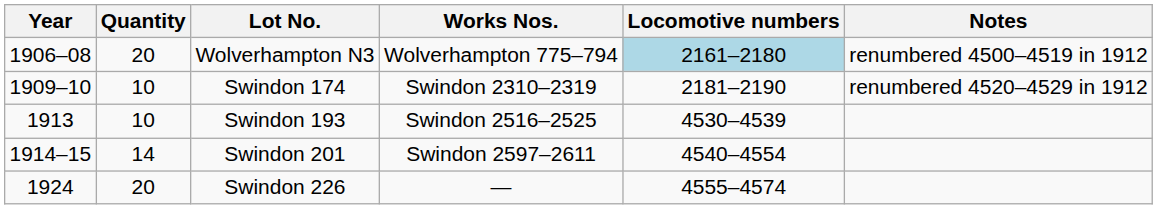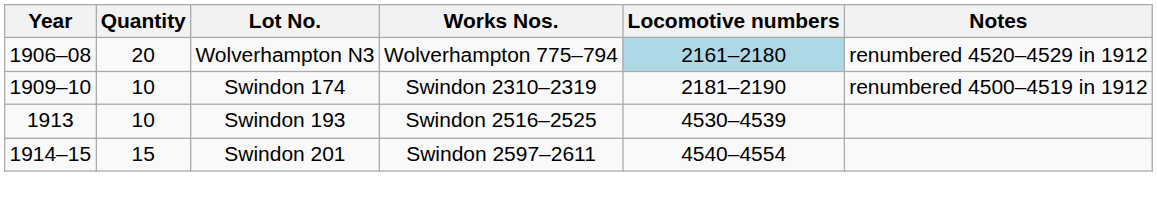(998, 54) renumbered 4500–4519 in 1912 -> (998, 54) renumbered 4520–4529 in 1912
(998, 87) renumbered 4520–4529 in 1912 -> (998, 87) renumbered 4500–4519 in 1912
(143, 154) 14 -> (143, 154) 15
- row: (285, 187)
